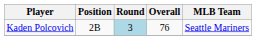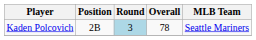(165, 27) 76 -> (165, 27) 78
